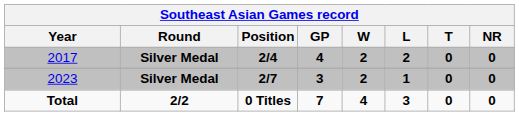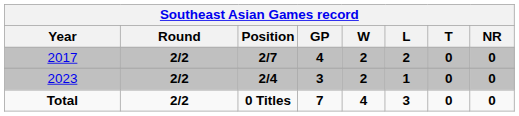(179, 57) Silver Medal -> (179, 57) 2/2
(268, 57) 2/4 -> (268, 57) 2/7
(179, 79) Silver Medal -> (179, 79) 2/2
(268, 79) 2/7 -> (268, 79) 2/4
